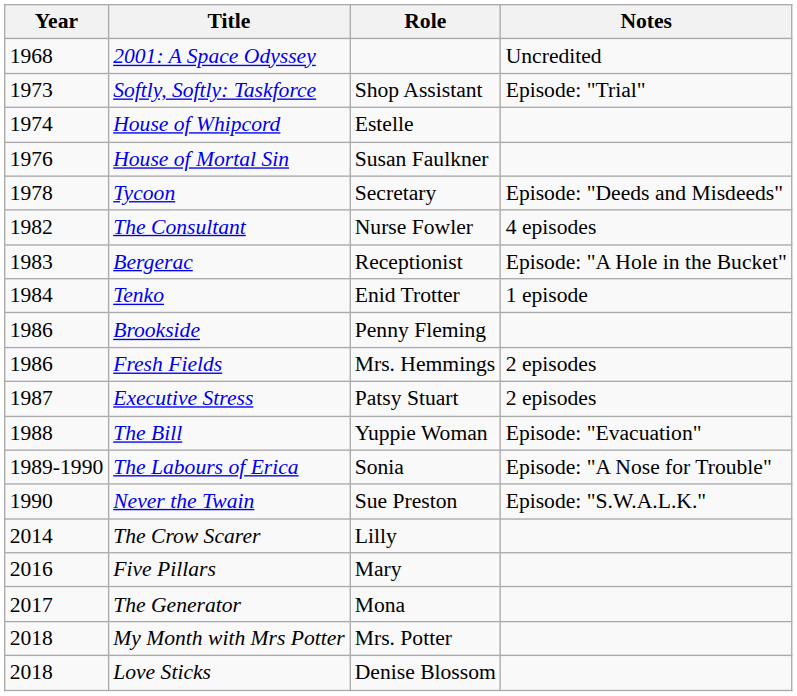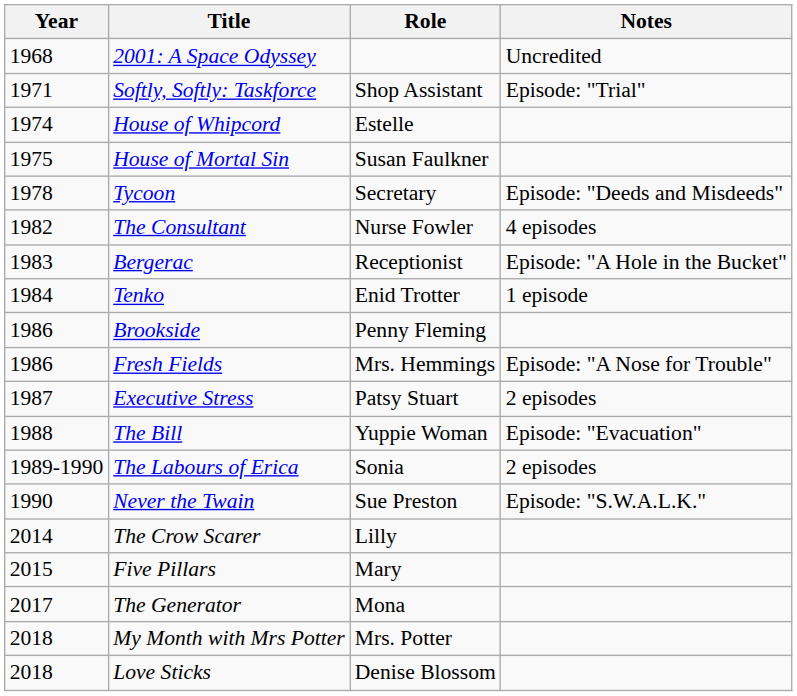(31, 90) 1973 -> (31, 90) 1971
(31, 158) 1976 -> (31, 158) 1975
(551, 364) 2 episodes -> (639, 364) Episode: "A Nose for Trouble"
(639, 466) Episode: "A Nose for Trouble" -> (551, 466) 2 episodes
(31, 569) 2016 -> (31, 569) 2015
